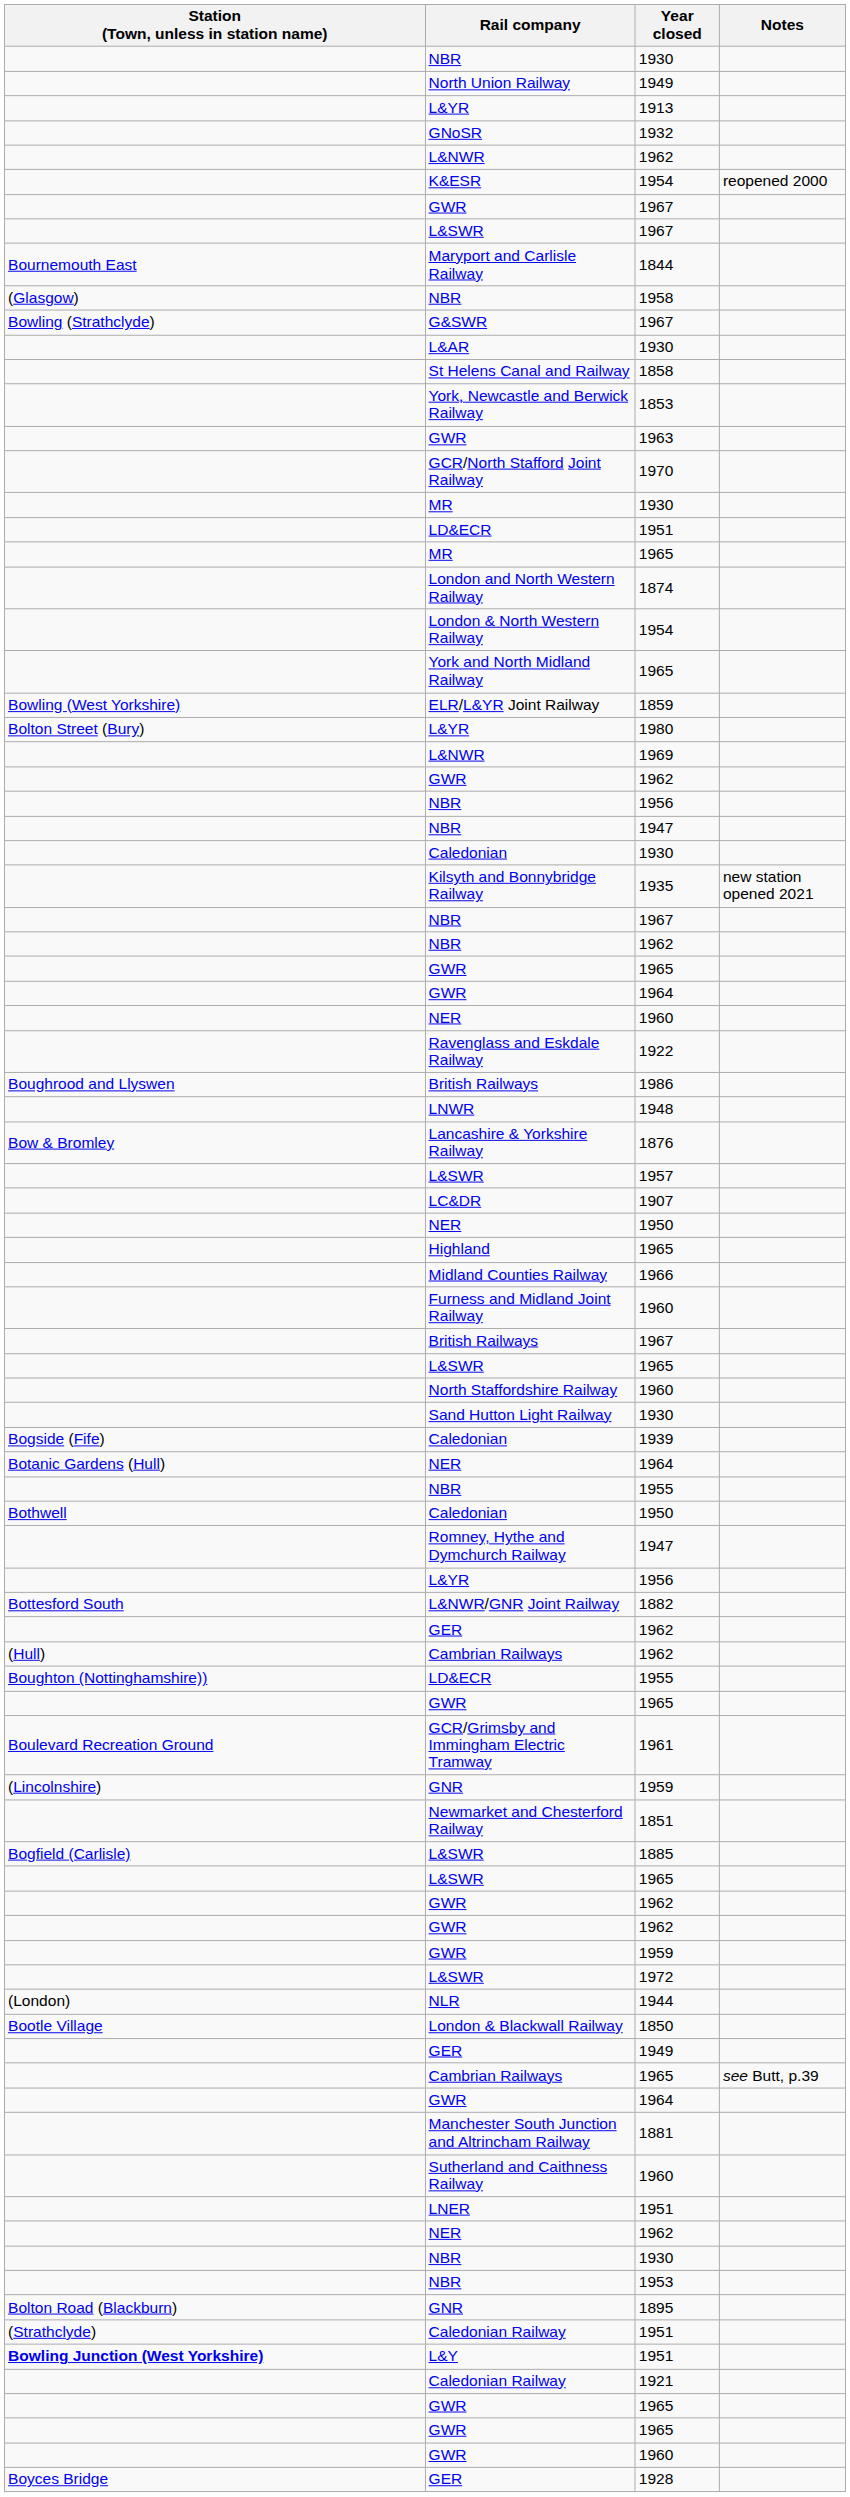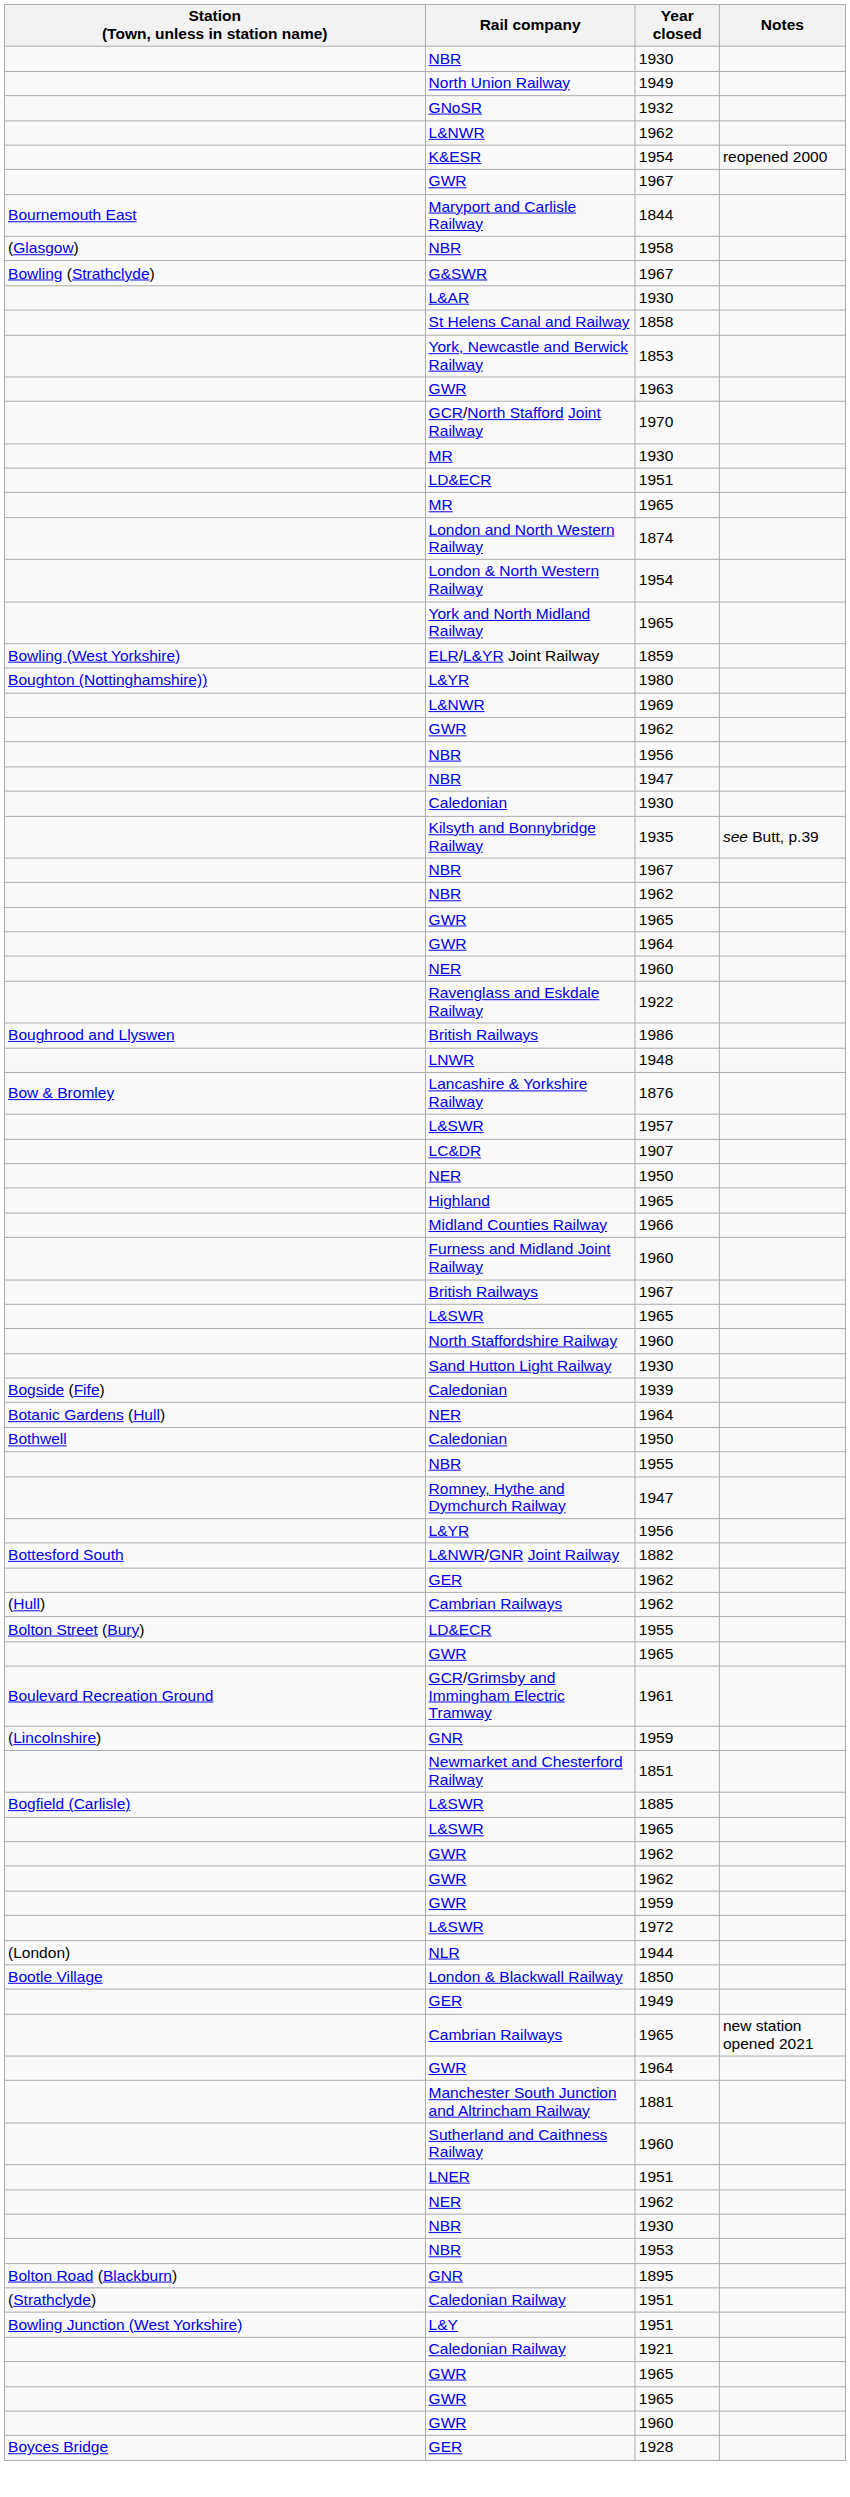- row: (449, 108)
- row: (456, 231)
(76, 729) Bolton Street (Bury) -> (108, 680) Boughton (Nottinghamshire))
(768, 886) new station opened 2021 -> (771, 836) see Butt, p.39
rows swapped: (445, 1488) <-> (468, 1513)
(108, 1678) Boughton (Nottinghamshire)) -> (76, 1629) Bolton Street (Bury)
(771, 2075) see Butt, p.39 -> (768, 2035) new station opened 2021
(136, 2356) bold -> (125, 2324) normal
